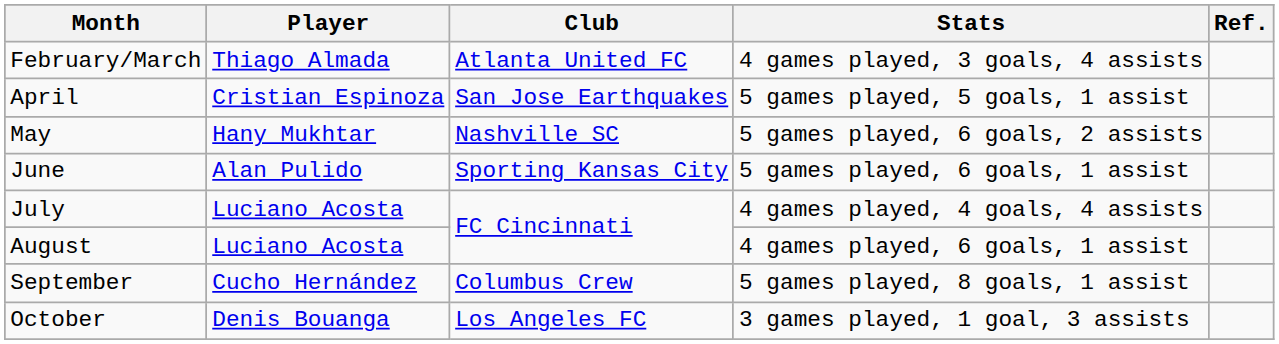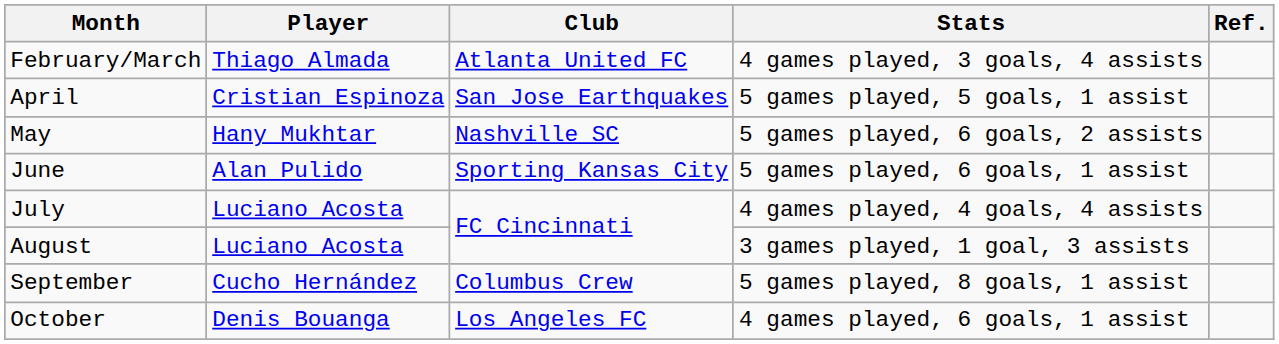(964, 246) 4 games played, 6 goals, 1 assist -> (964, 246) 3 games played, 1 goal, 3 assists
(964, 320) 3 games played, 1 goal, 3 assists -> (964, 320) 4 games played, 6 goals, 1 assist
